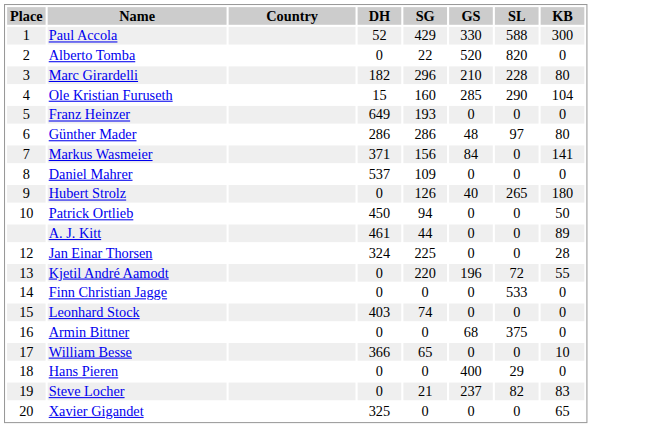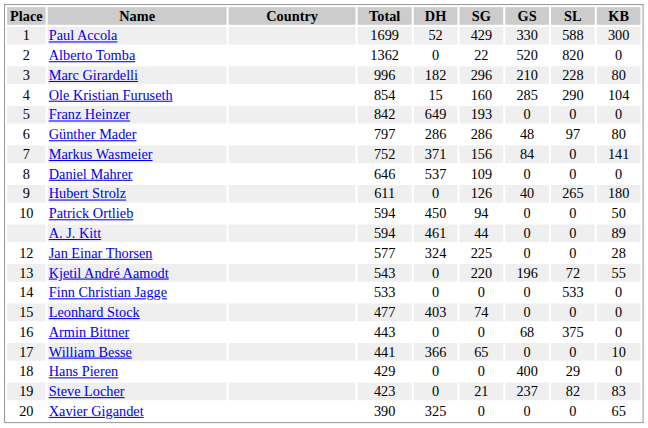+ column: (385, 16)
